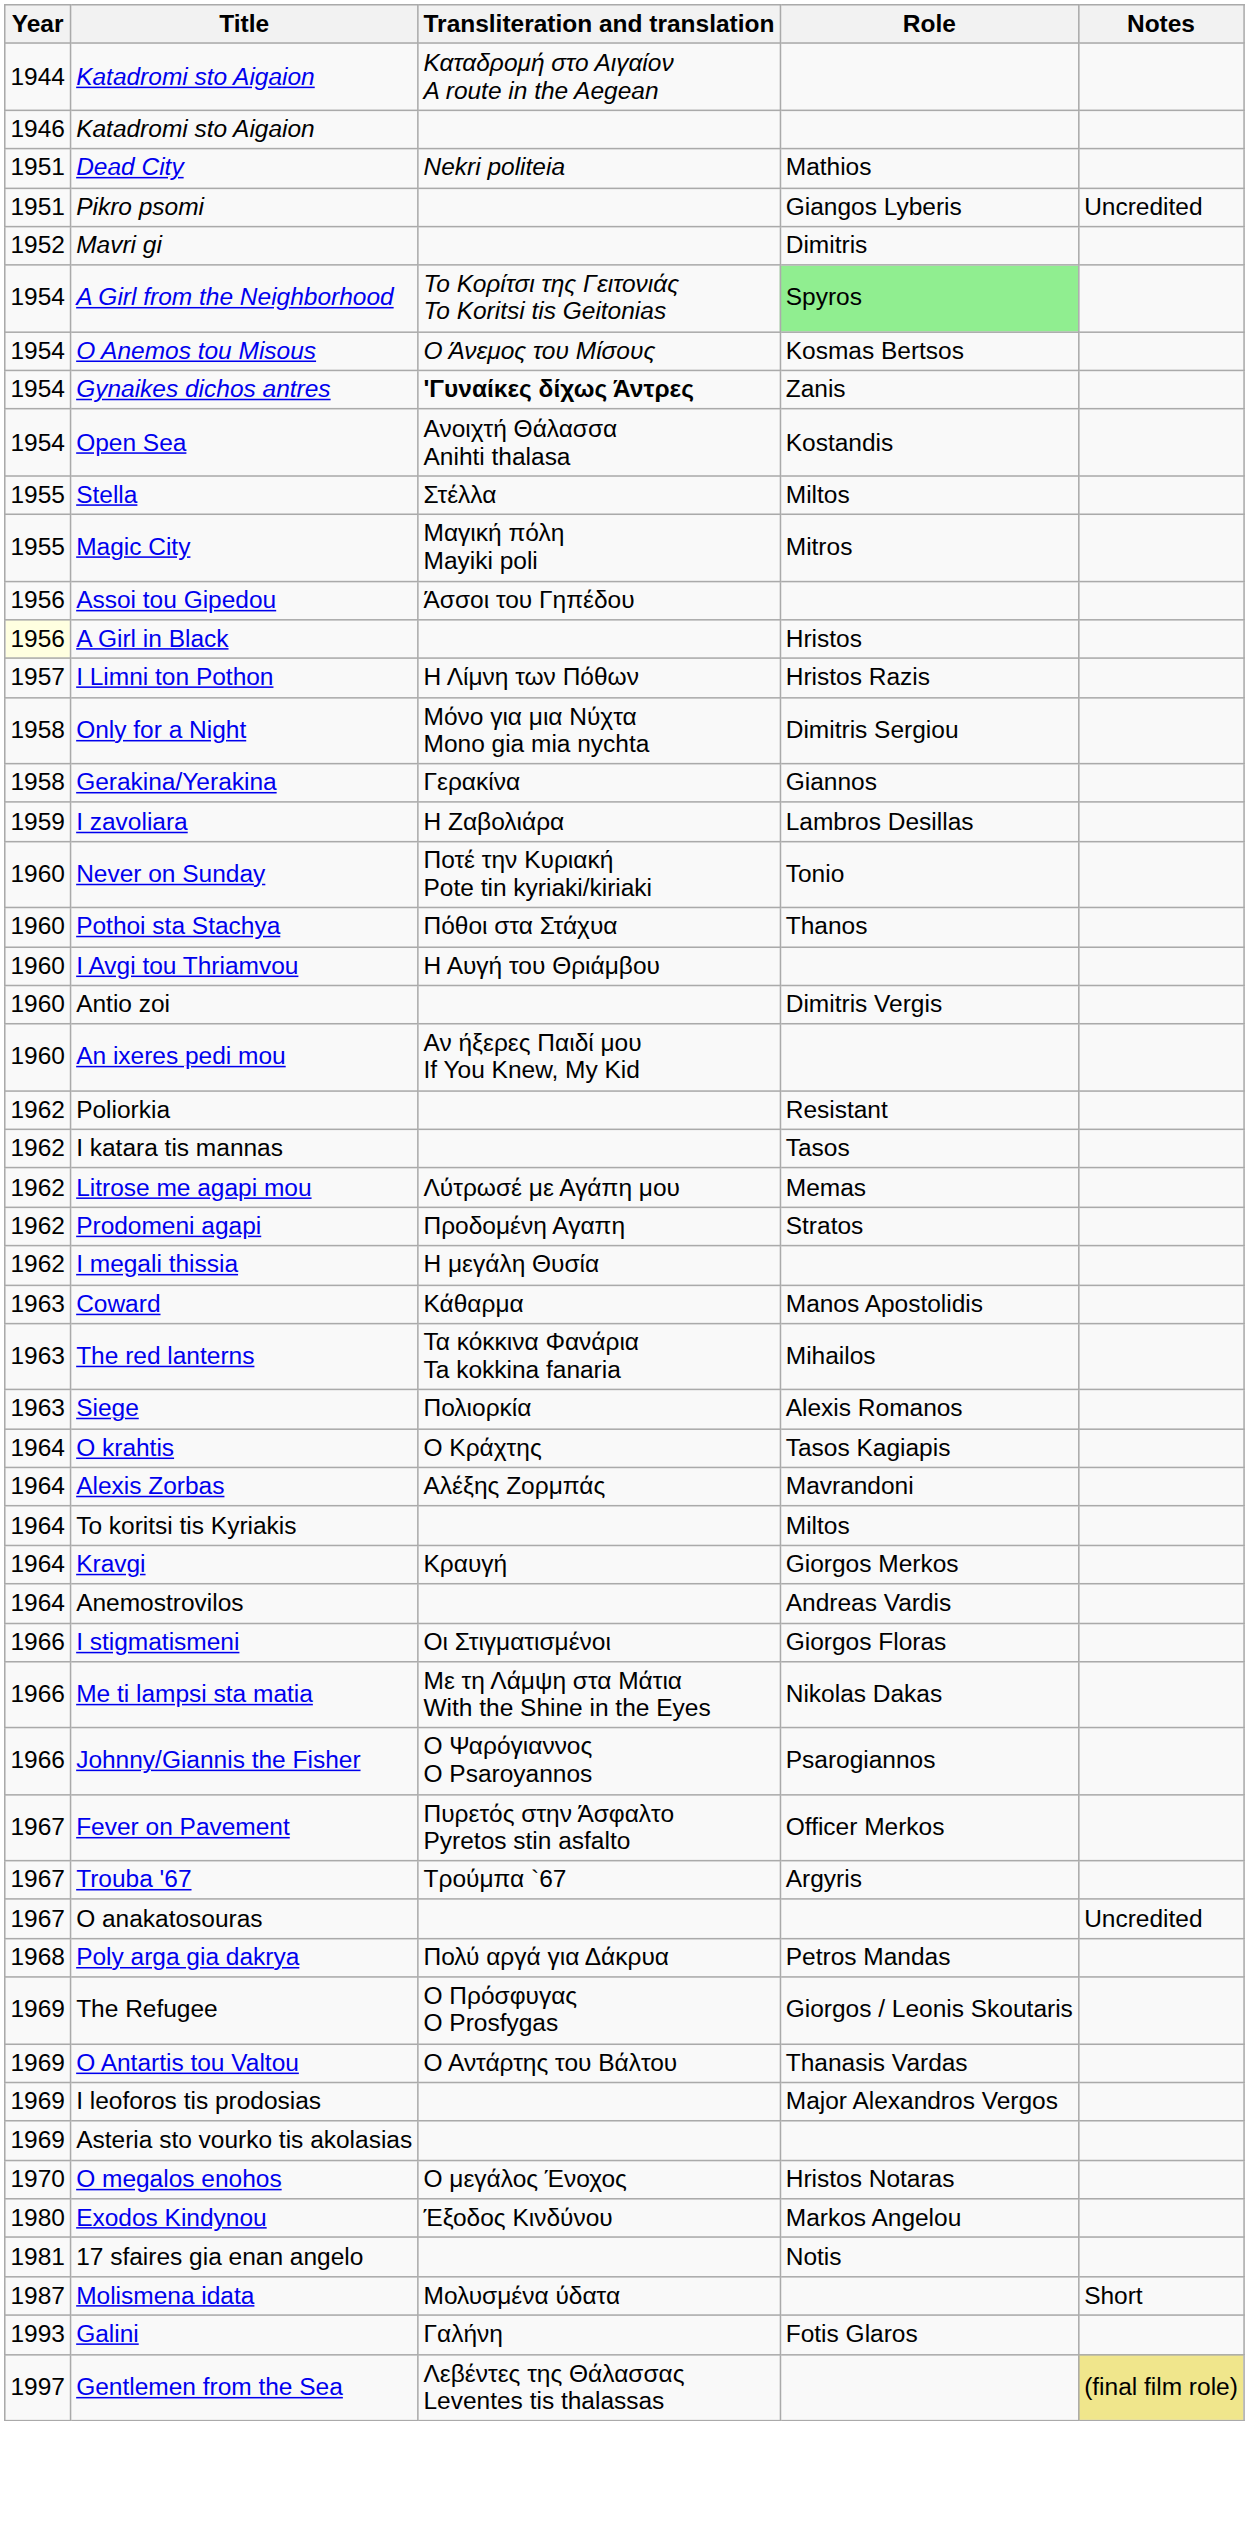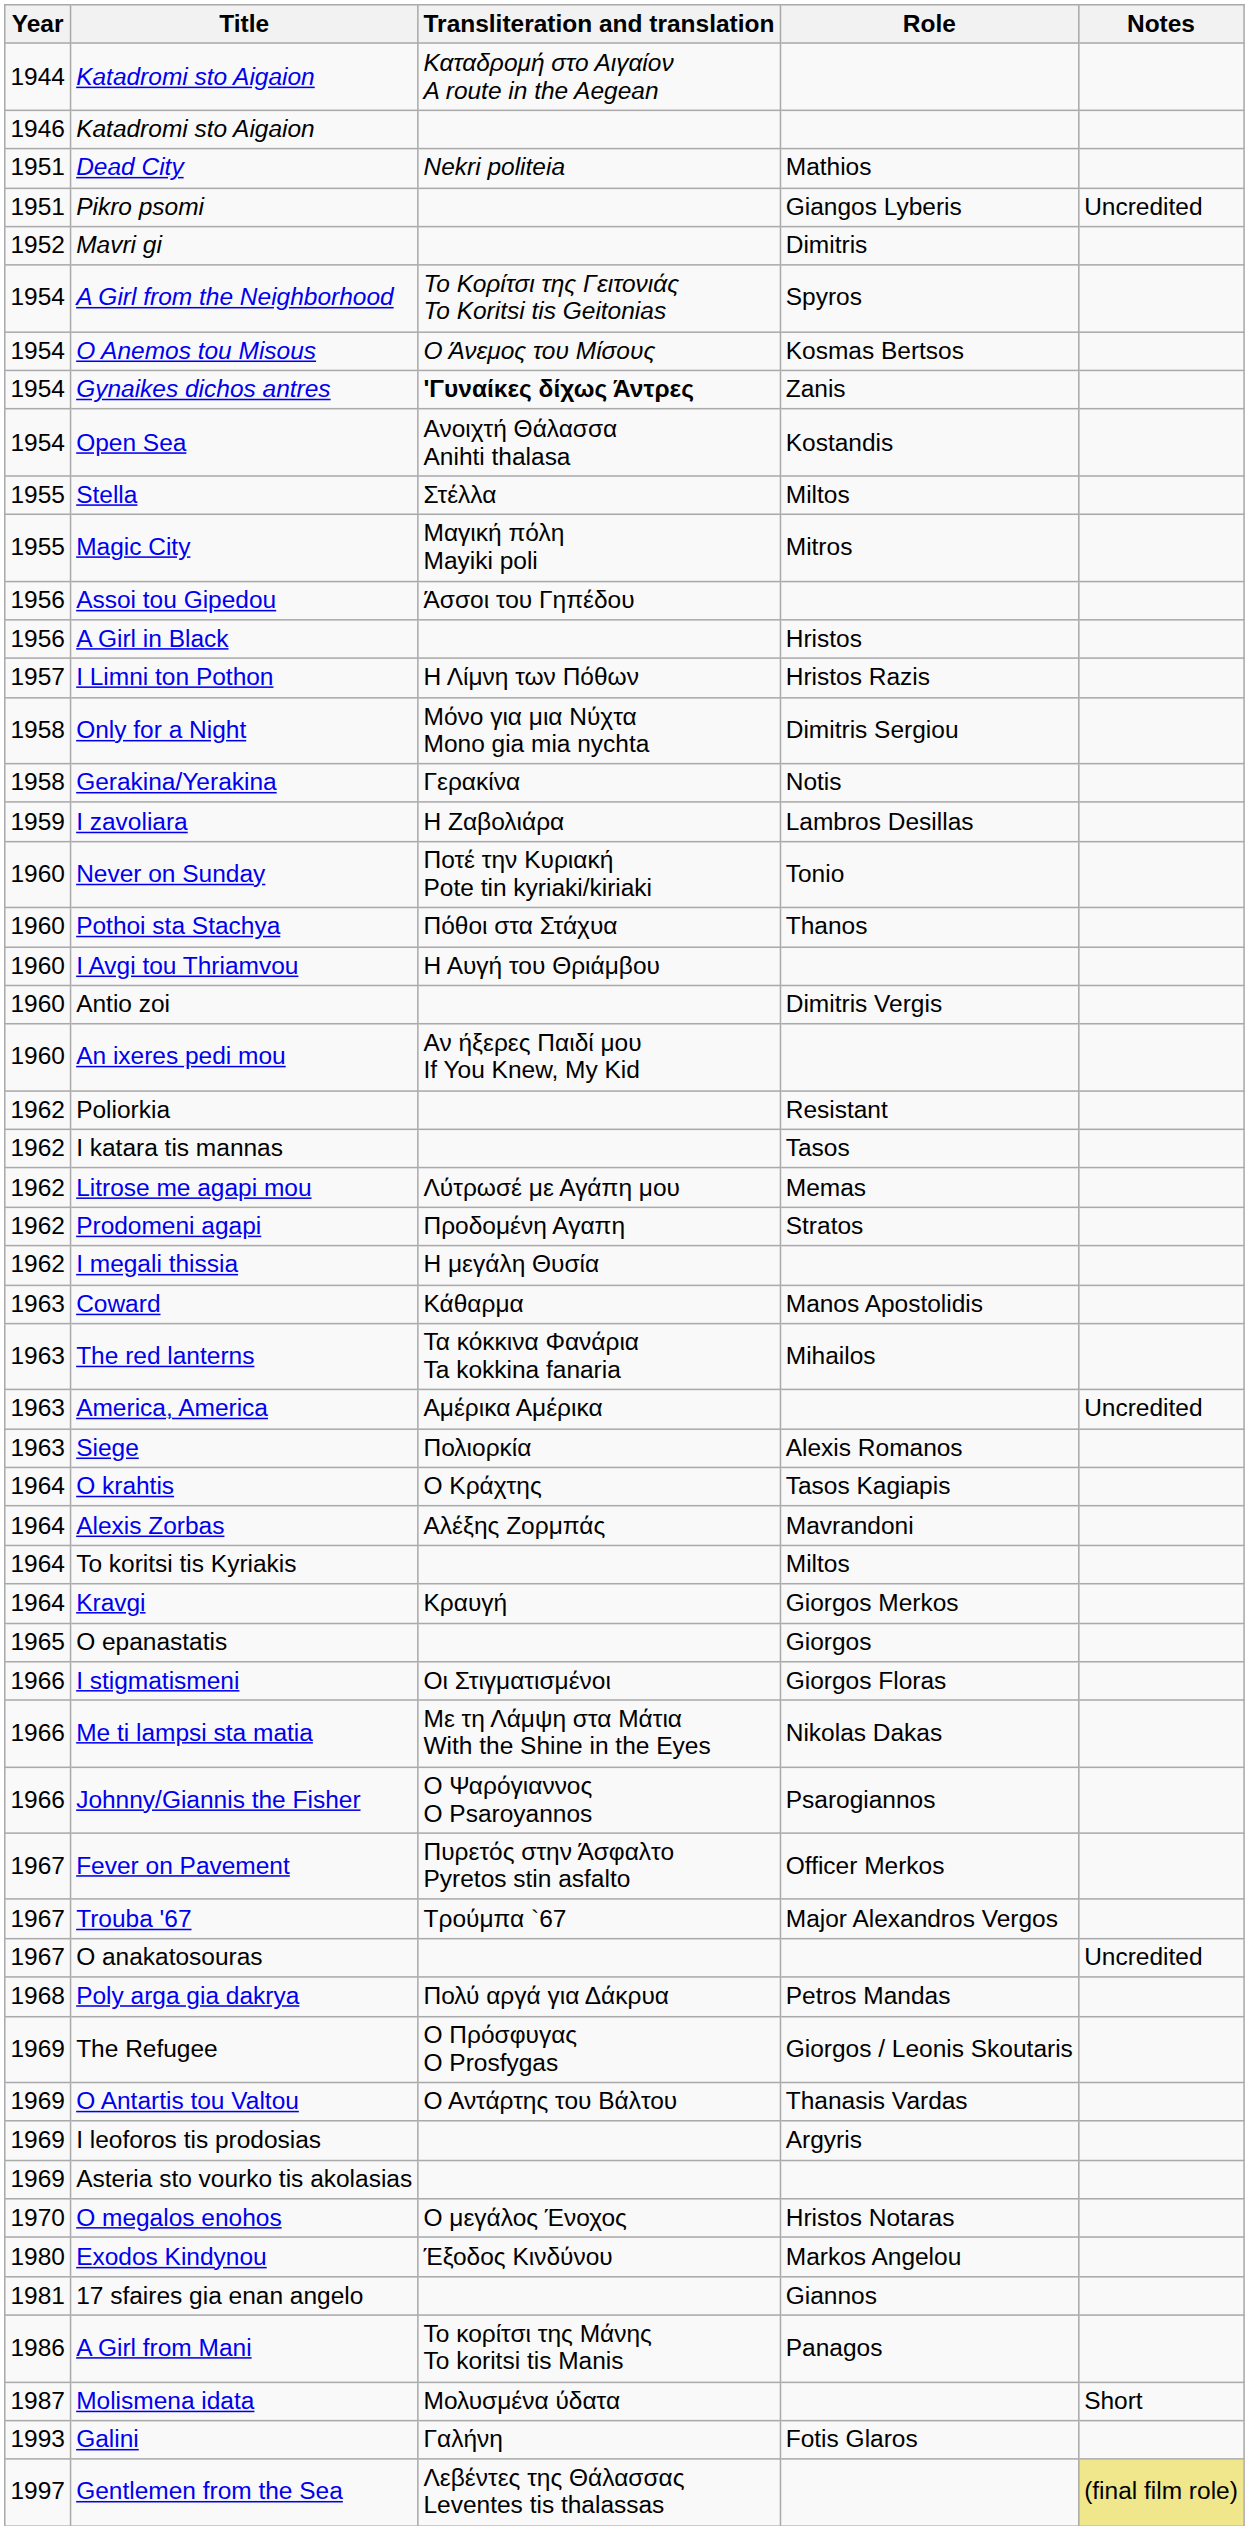(824, 298) lightgreen background -> (824, 298) no background
(38, 638) lightyellow background -> (38, 638) no background
(831, 782) Giannos -> (814, 782) Notis
+ row: (172, 1408)
- row: (160, 1603)
+ row: (152, 1641)
(824, 1879) Argyris -> (922, 1918) Major Alexandros Vergos
(922, 2101) Major Alexandros Vergos -> (824, 2140) Argyris
(814, 2256) Notis -> (831, 2295) Giannos
+ row: (164, 2348)
